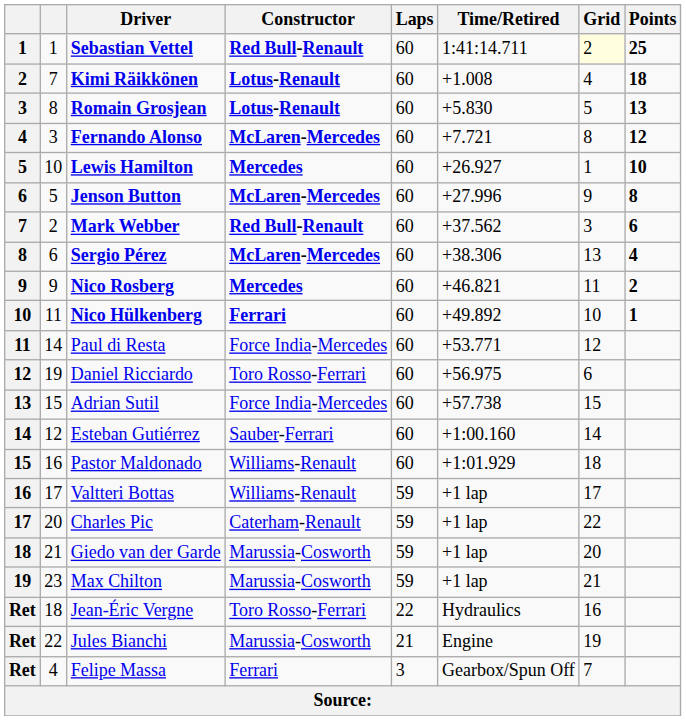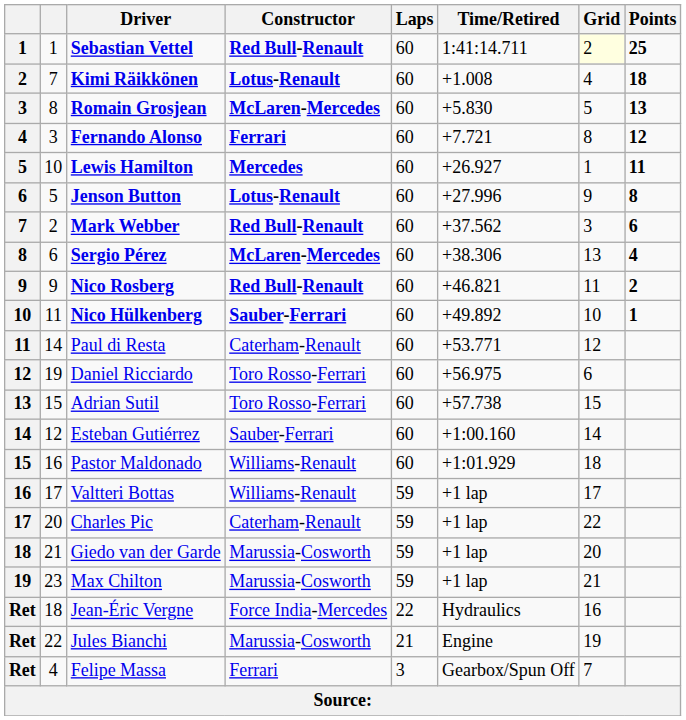(285, 107) Lotus-Renault -> (305, 107) McLaren-Mercedes
(305, 137) McLaren-Mercedes -> (258, 137) Ferrari
(638, 166) 10 -> (637, 166) 11
(305, 196) McLaren-Mercedes -> (285, 196) Lotus-Renault
(266, 285) Mercedes -> (296, 285) Red Bull-Renault
(258, 315) Ferrari -> (288, 315) Sauber-Ferrari
(308, 344) Force India-Mercedes -> (295, 344) Caterham-Renault
(308, 403) Force India-Mercedes -> (298, 403) Toro Rosso-Ferrari
(298, 611) Toro Rosso-Ferrari -> (308, 611) Force India-Mercedes
